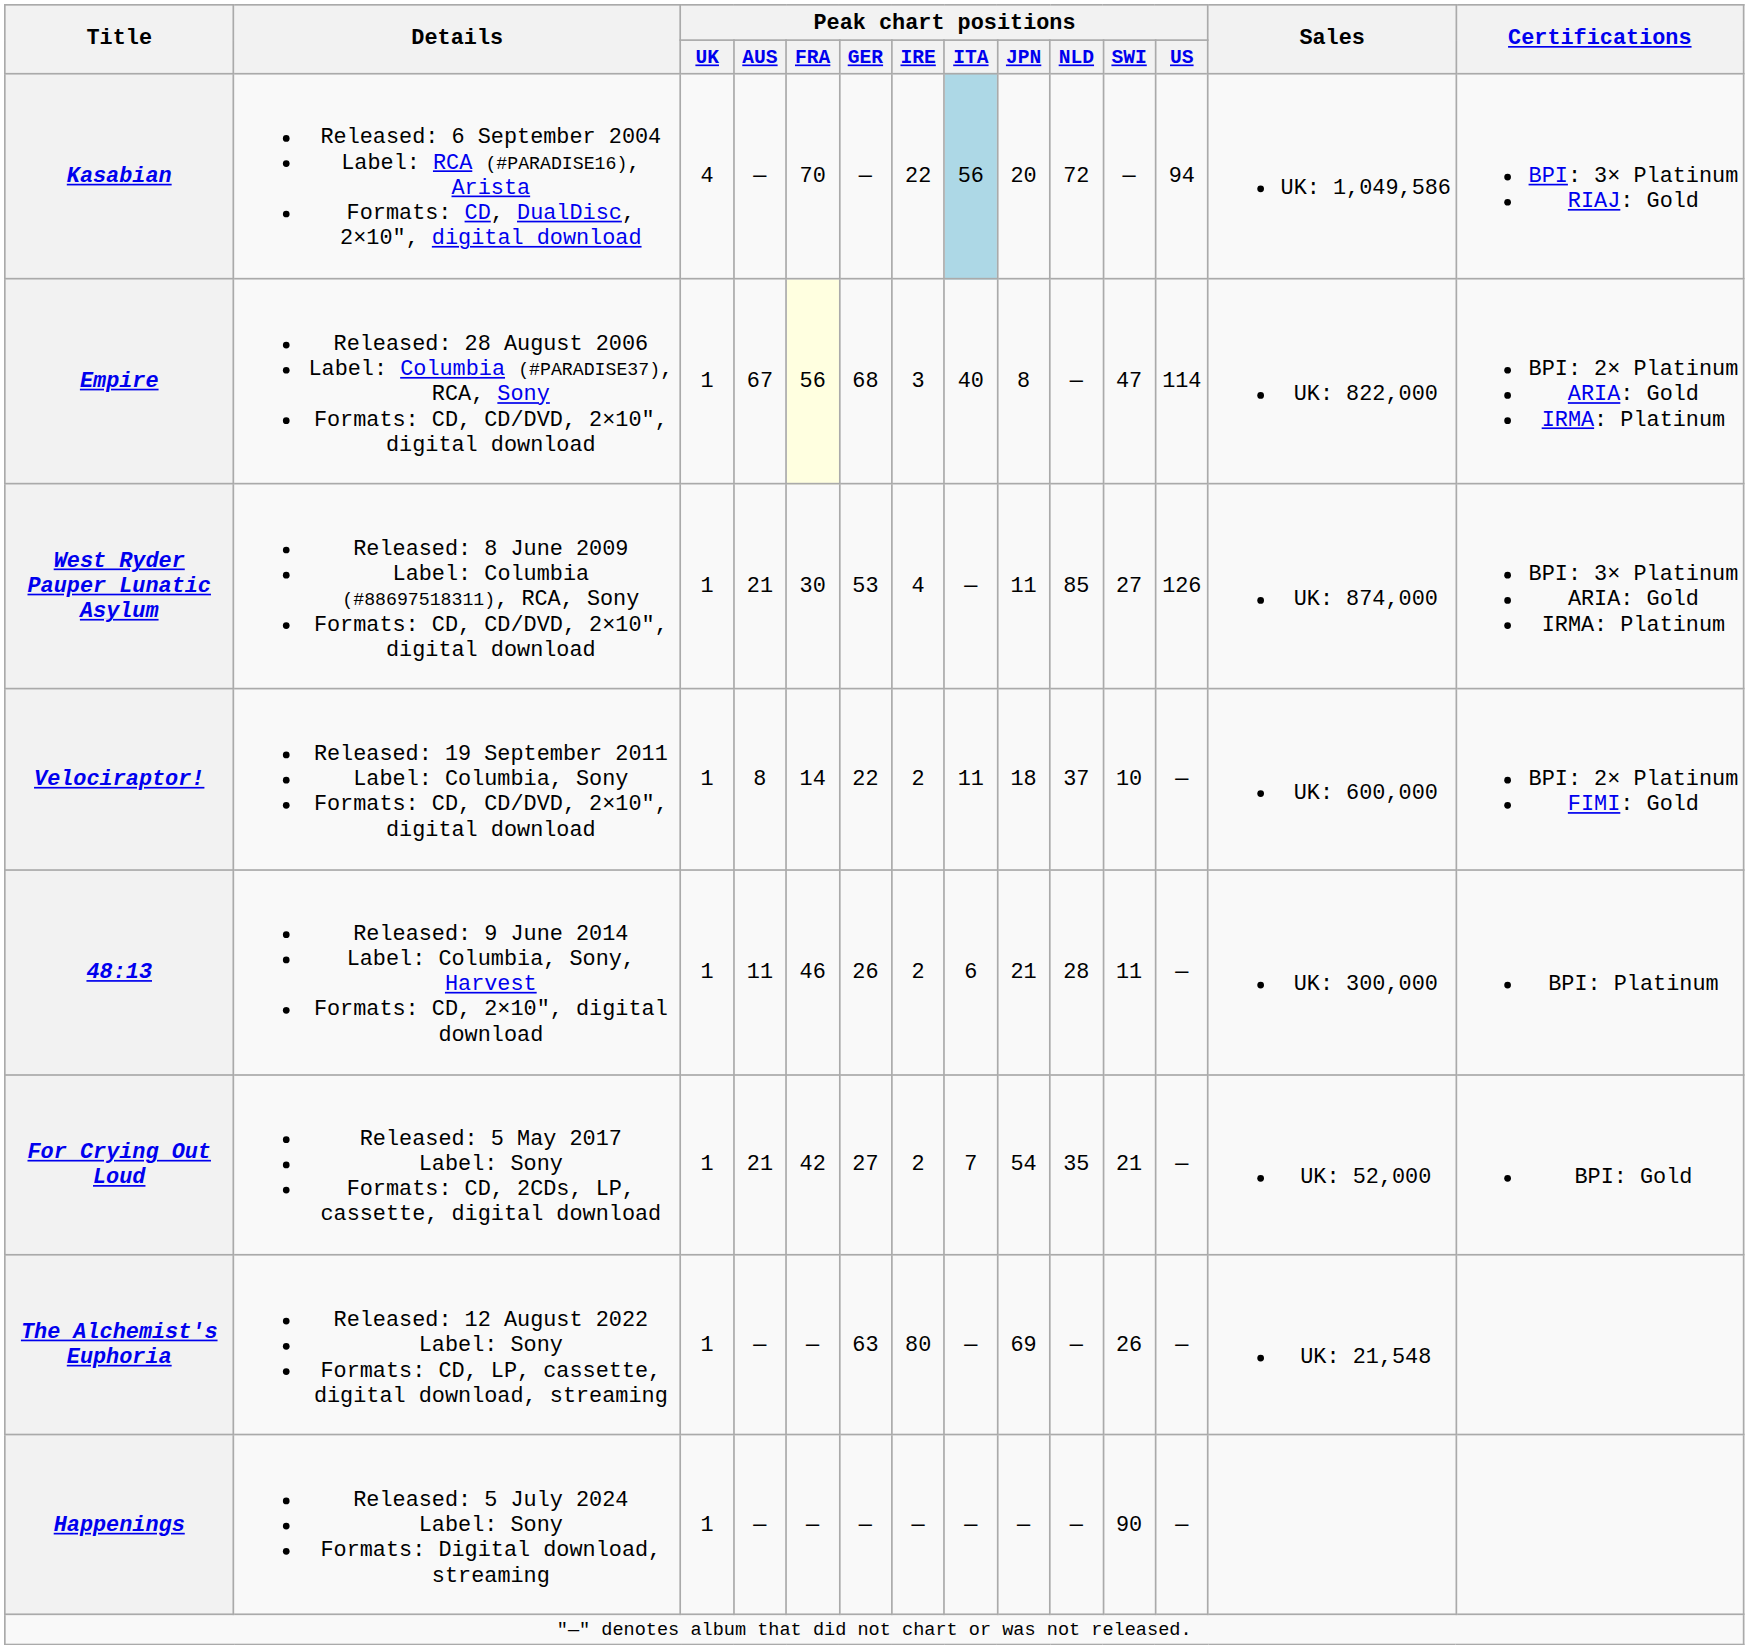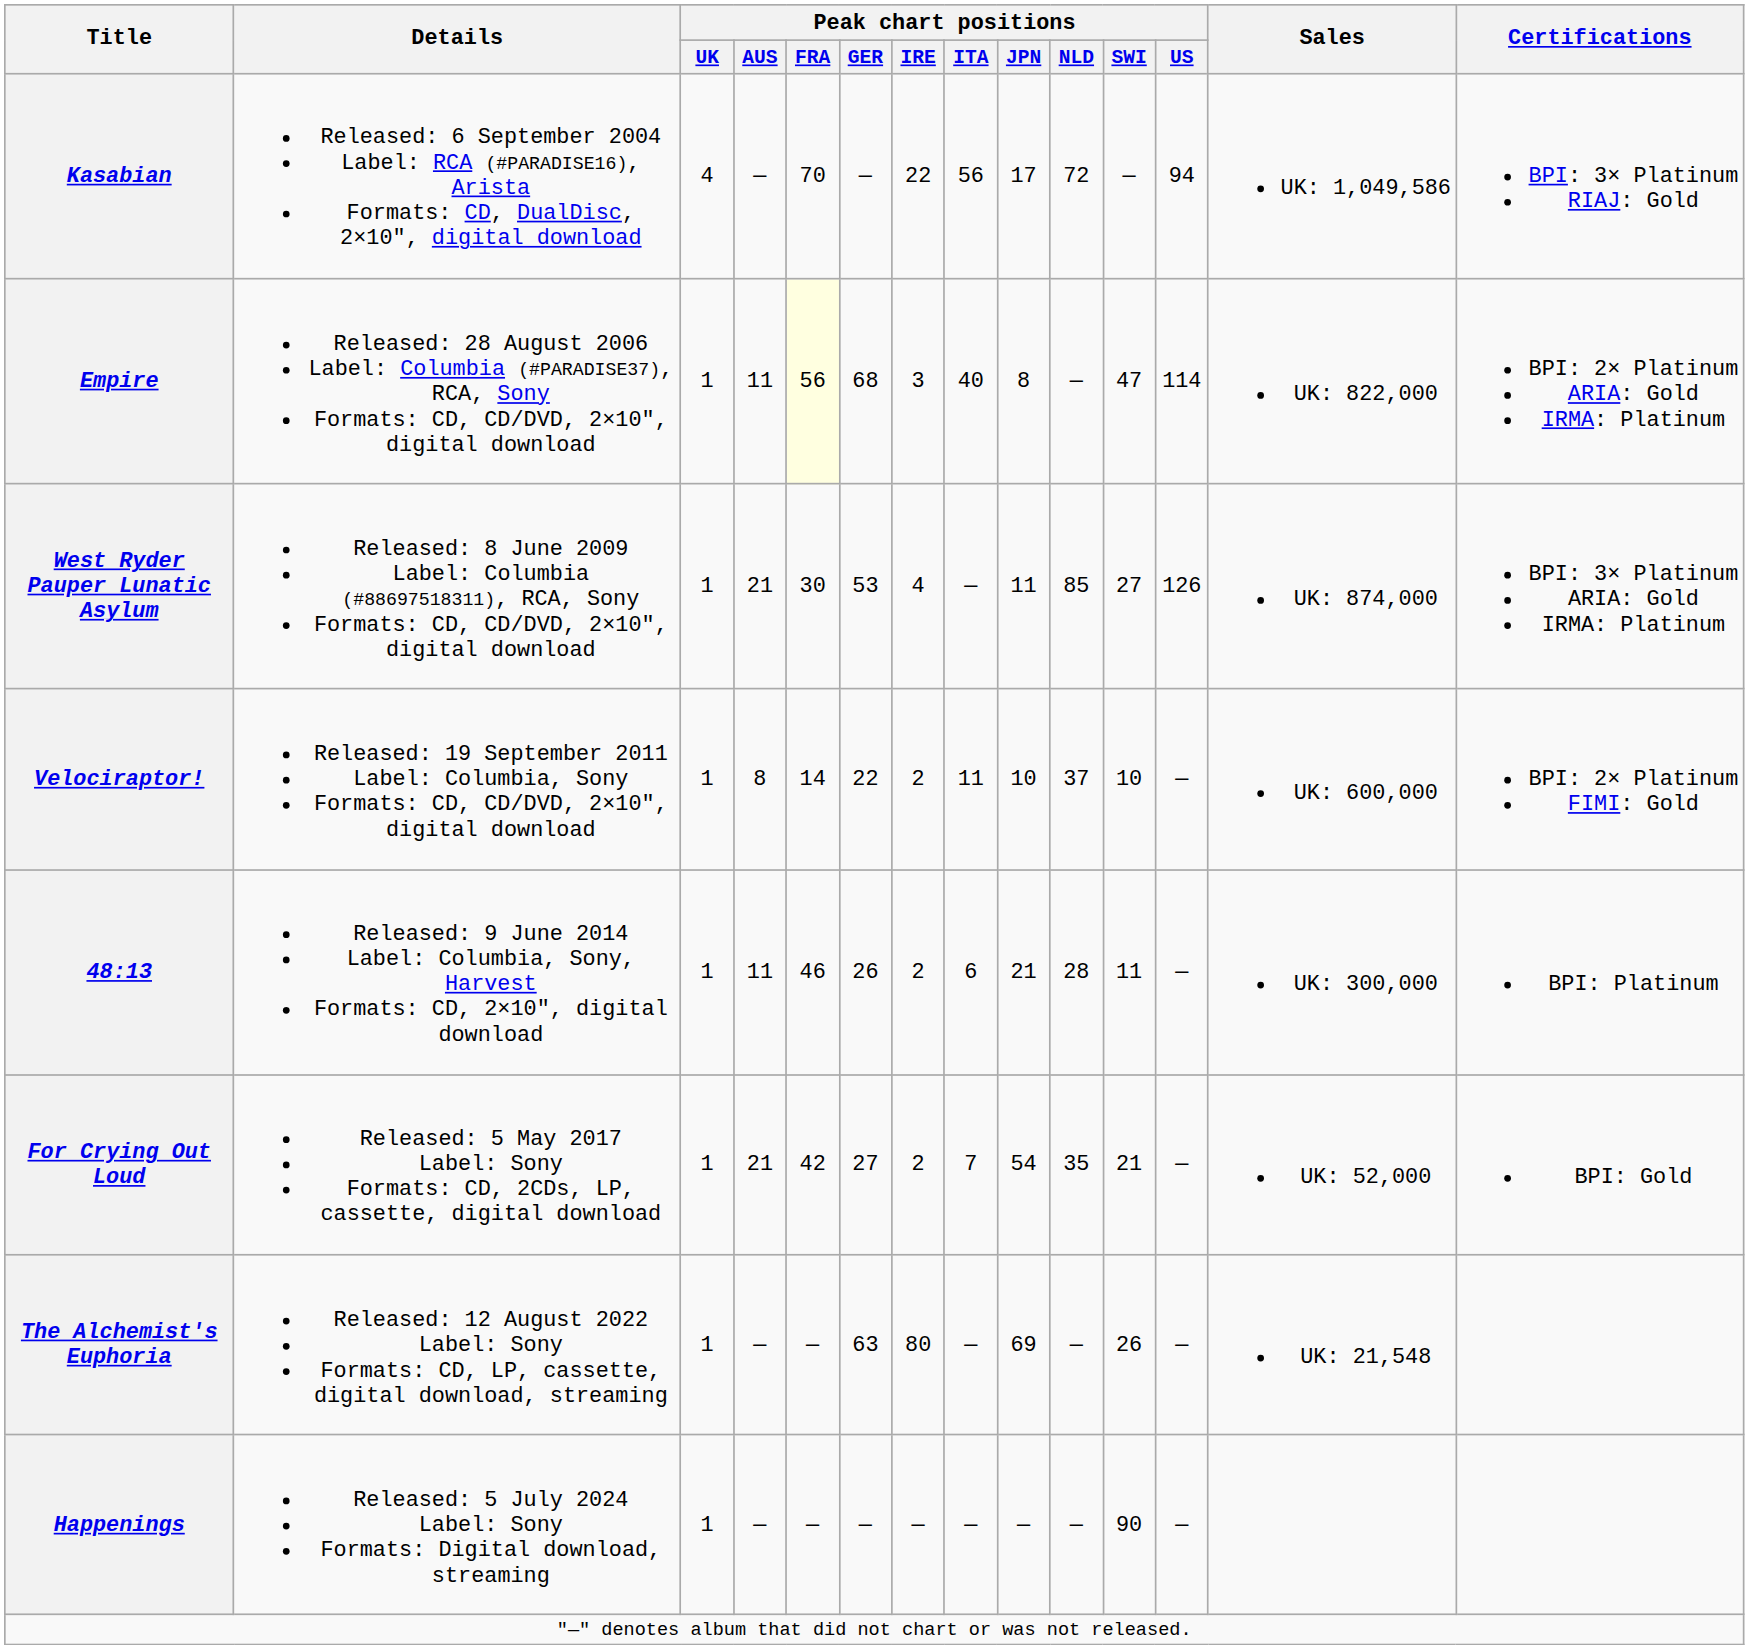(971, 176) lightblue background -> (971, 176) no background
(1024, 176) 20 -> (1024, 176) 17
(760, 381) 67 -> (760, 381) 11
(1024, 779) 18 -> (1024, 779) 10
